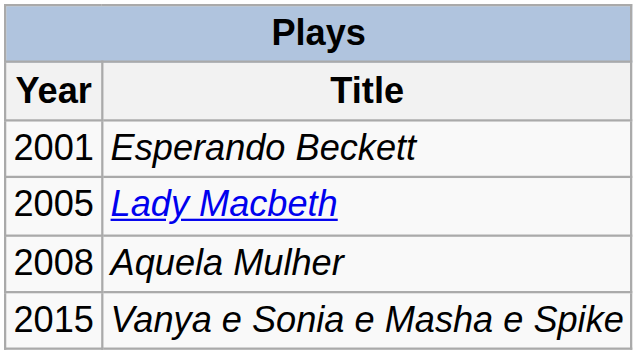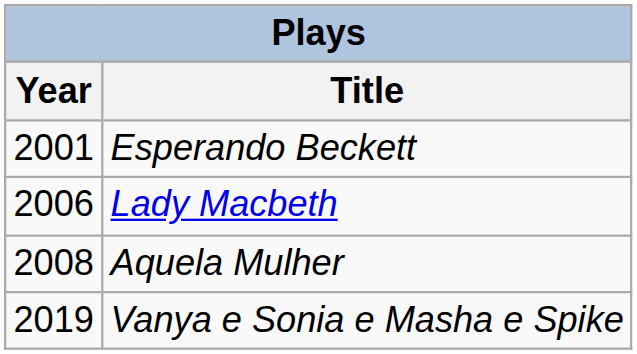(54, 205) 2005 -> (54, 205) 2006
(54, 319) 2015 -> (54, 319) 2019
